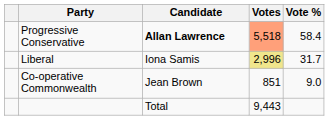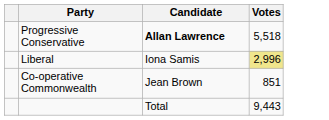- column: (304, 13)
(267, 36) lightsalmon background -> (267, 36) no background
